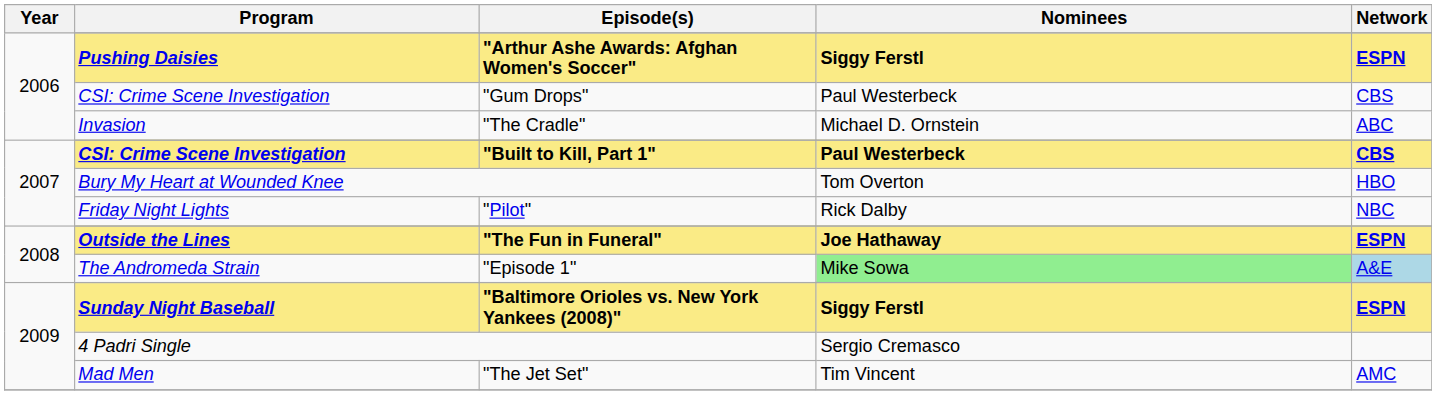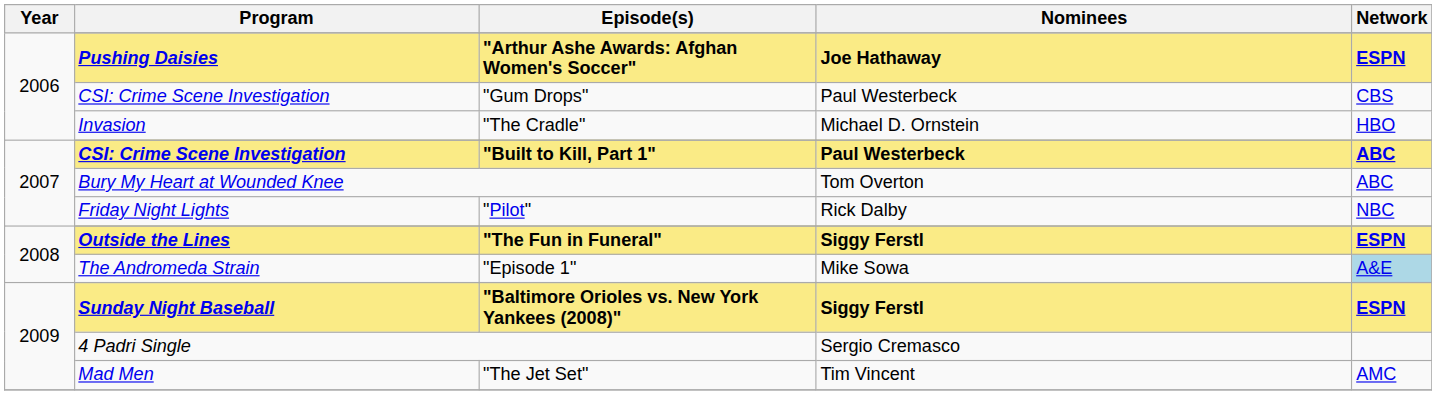(872, 57) Siggy Ferstl -> (881, 57) Joe Hathaway
(1375, 125) ABC -> (1376, 125) HBO
(1375, 153) CBS -> (1376, 153) ABC
(1376, 182) HBO -> (1375, 182) ABC
(881, 239) Joe Hathaway -> (872, 239) Siggy Ferstl
(865, 268) lightgreen background -> (865, 268) no background
